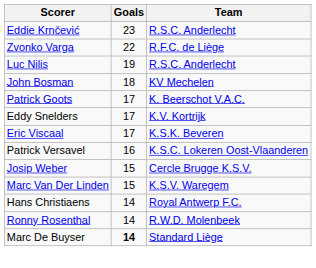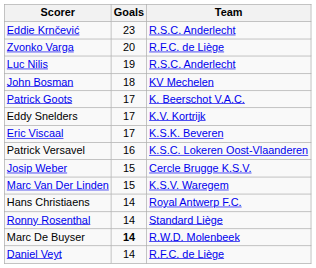(129, 47) 22 -> (129, 47) 20
(194, 220) R.W.D. Molenbeek -> (186, 220) Standard Liège
(186, 237) Standard Liège -> (194, 237) R.W.D. Molenbeek
+ row: (34, 254)
